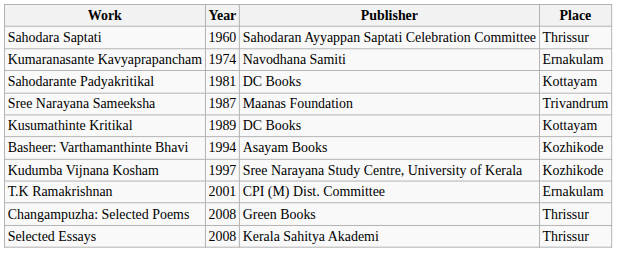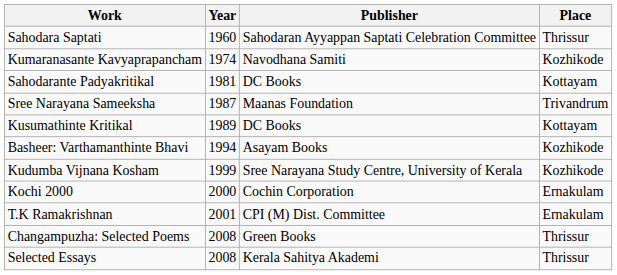(573, 59) Ernakulam -> (573, 59) Kozhikode
(222, 170) 1997 -> (222, 170) 1999
+ row: (40, 192)
